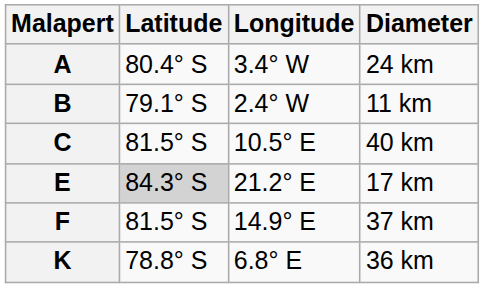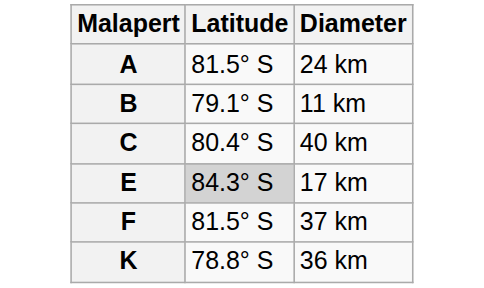- column: (294, 24)
(166, 63) 80.4° S -> (232, 63) 81.5° S
(166, 143) 81.5° S -> (232, 143) 80.4° S
